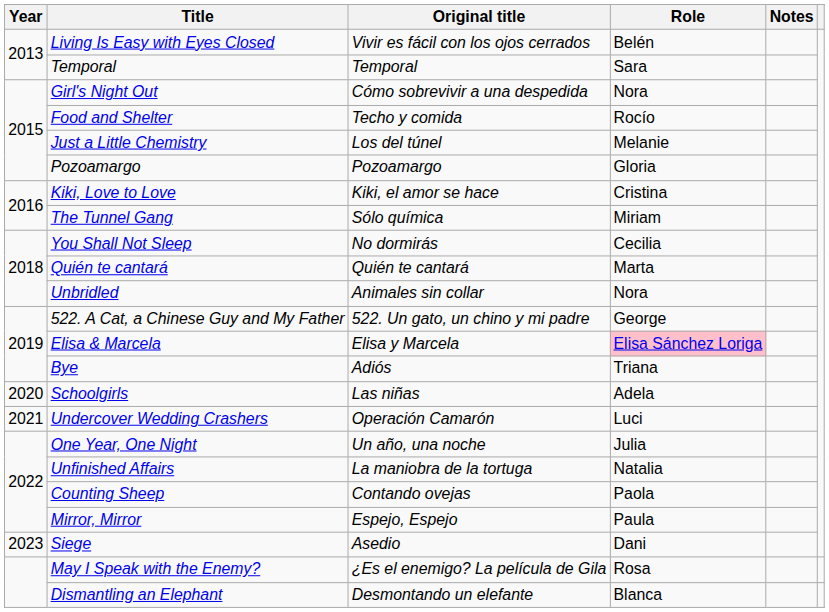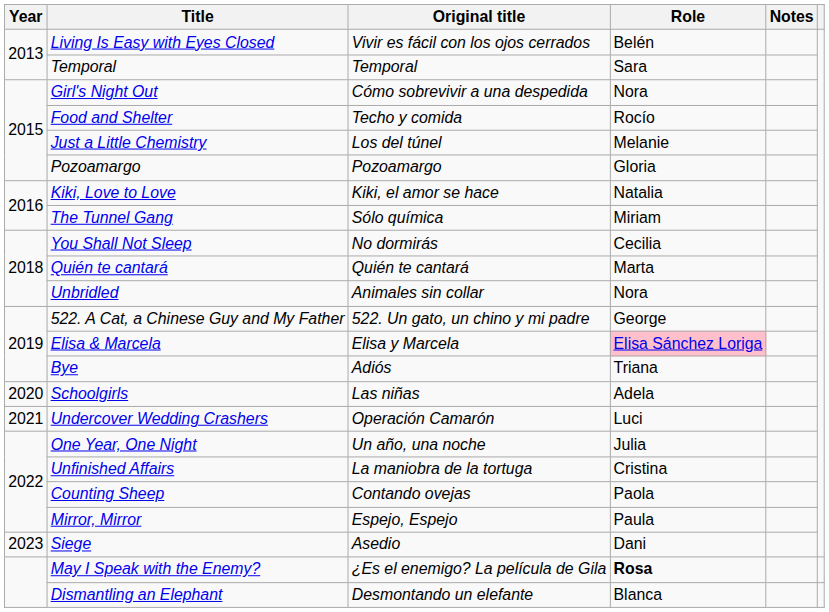(640, 192) Cristina -> (638, 192) Natalia
(638, 469) Natalia -> (640, 469) Cristina
(632, 569) normal -> (633, 569) bold
